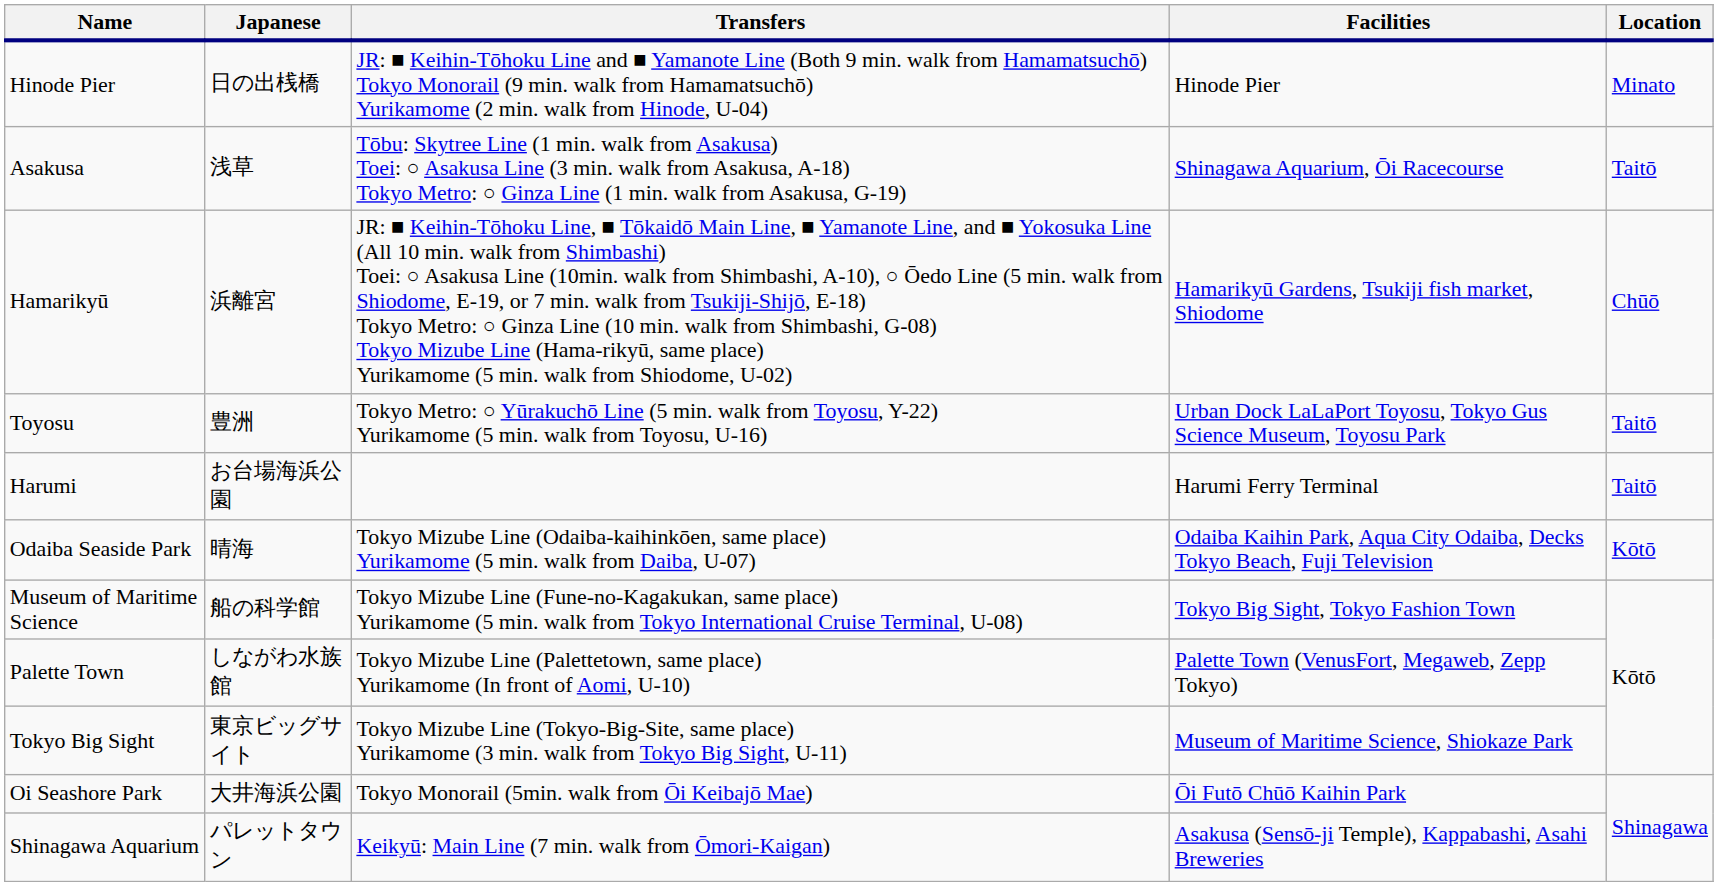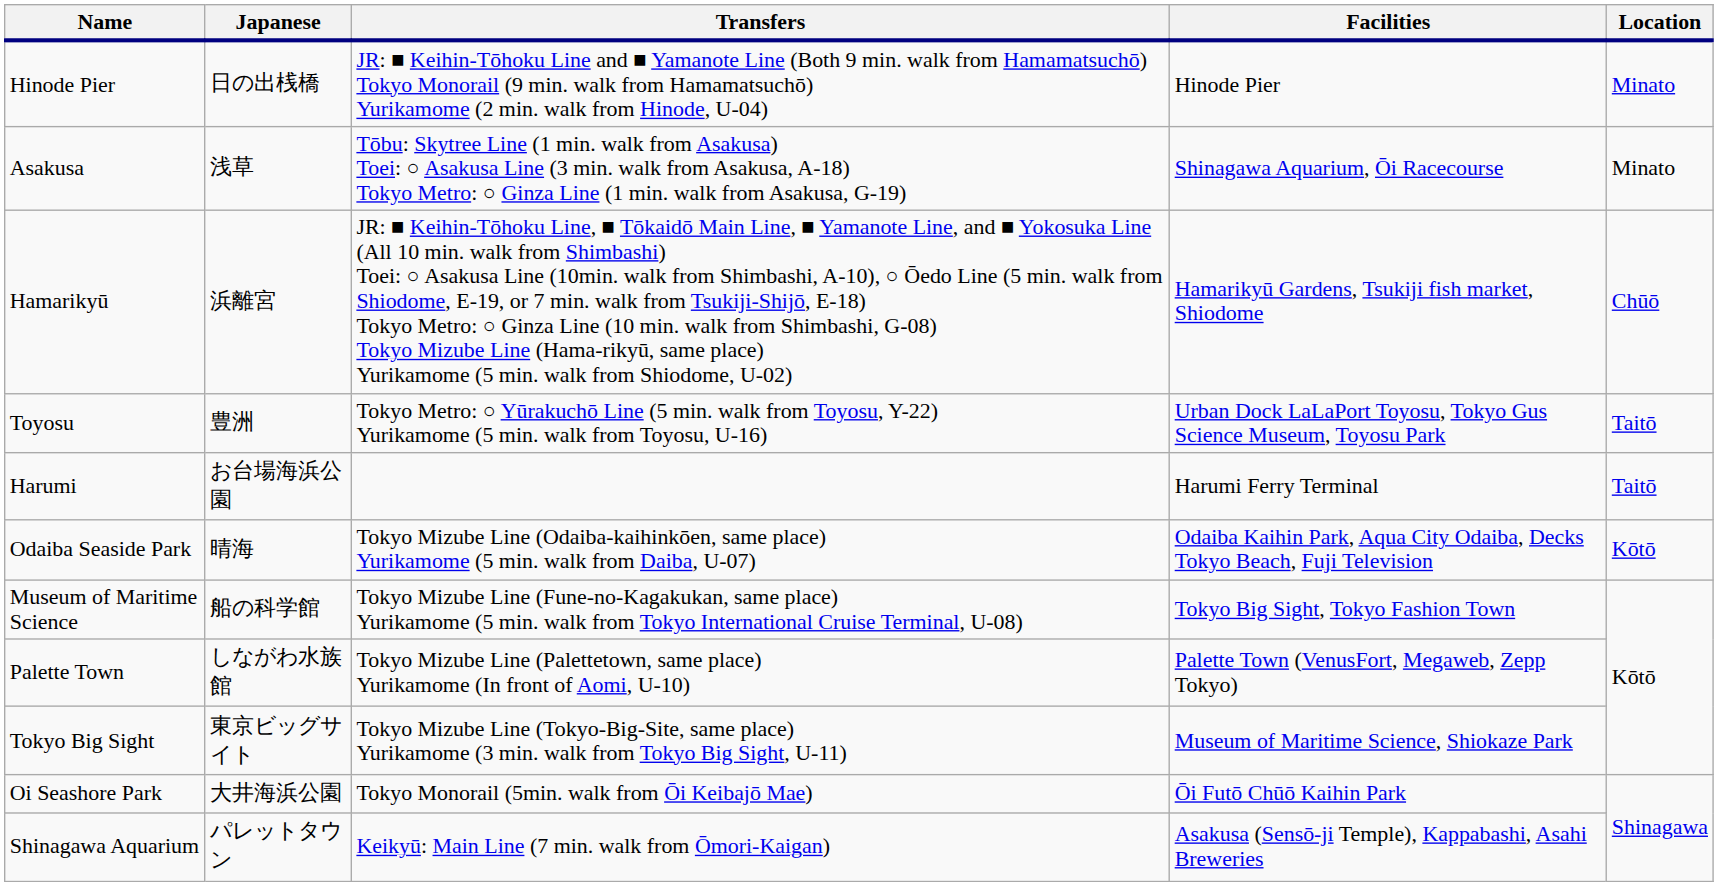(1634, 168) Taitō -> (1643, 168) Minato
